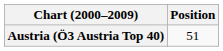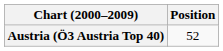(193, 35) 51 -> (193, 35) 52
